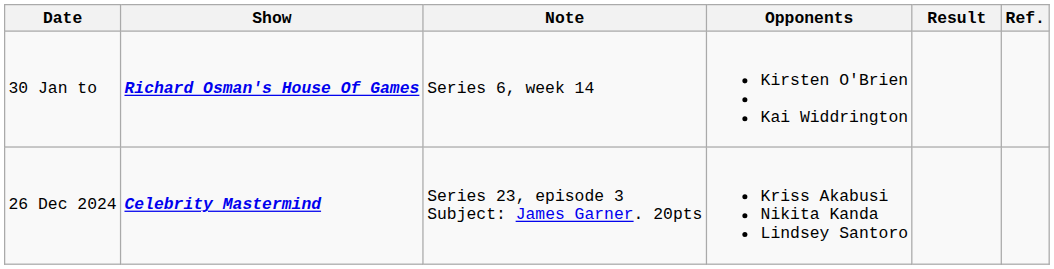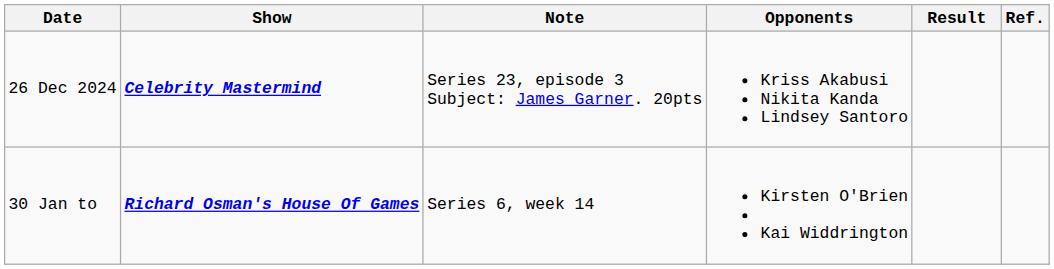rows swapped: (53, 89) <-> (63, 206)
